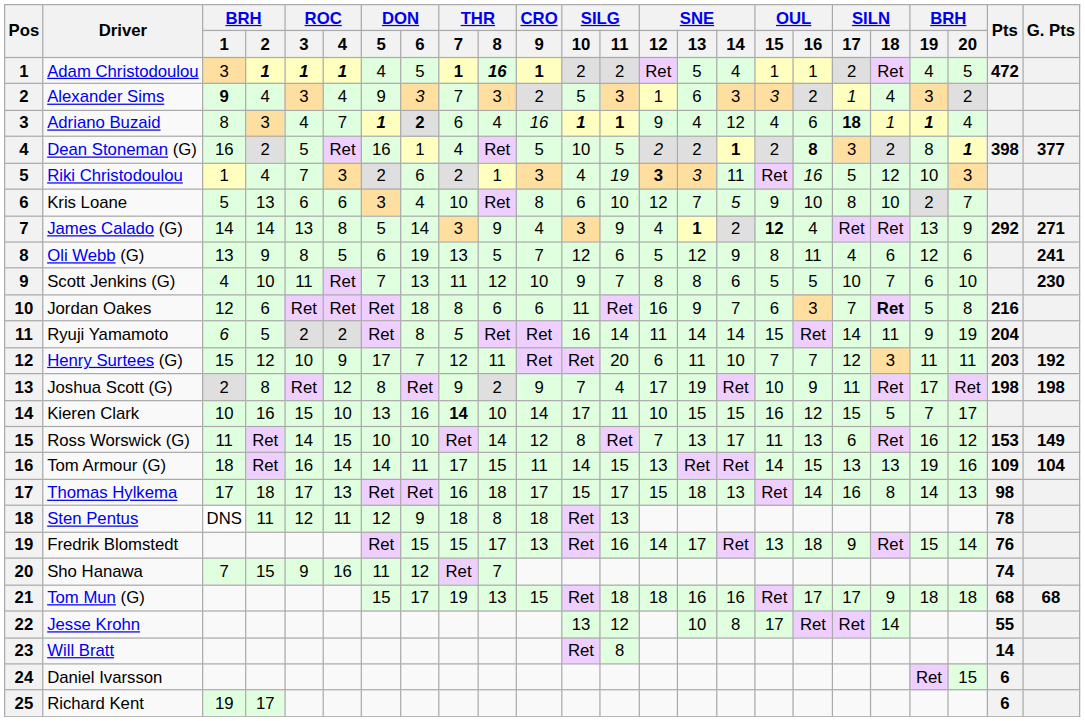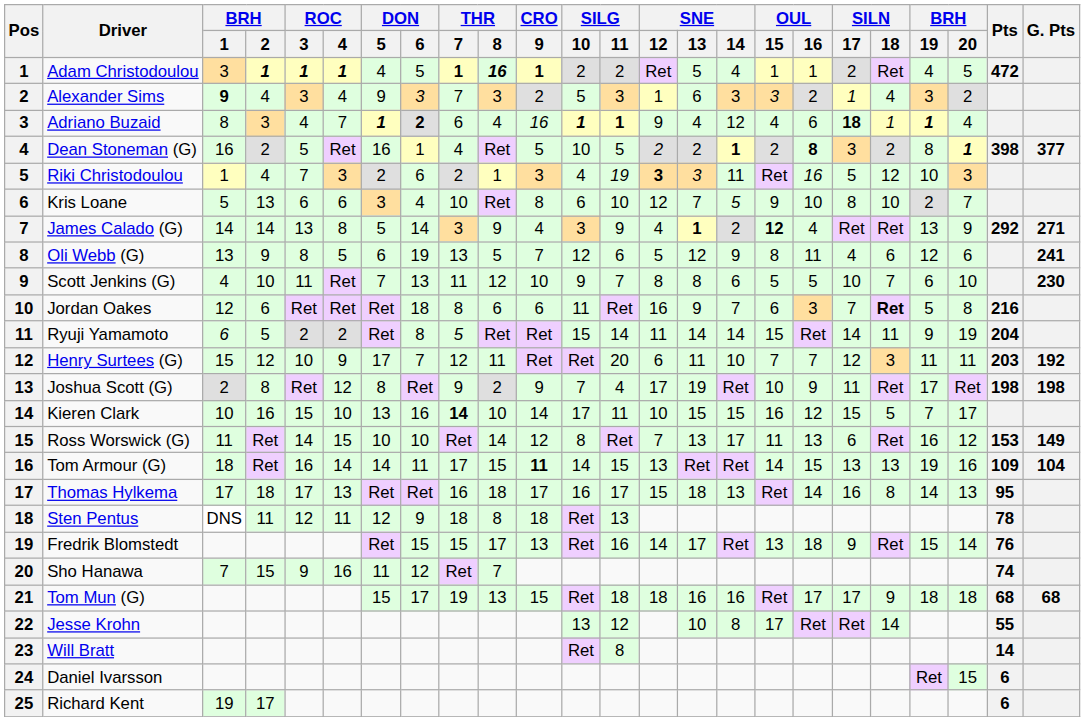(581, 334) 16 -> (581, 334) 15
(539, 466) normal -> (539, 466) bold
(581, 492) 15 -> (581, 492) 16
(1005, 492) 98 -> (1005, 492) 95
